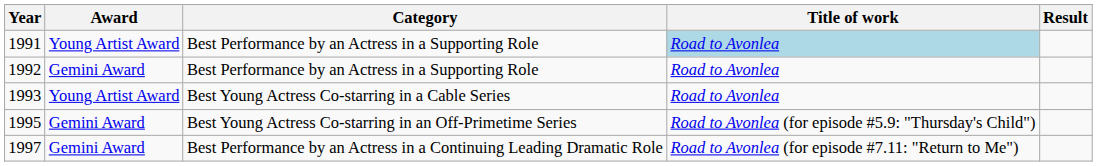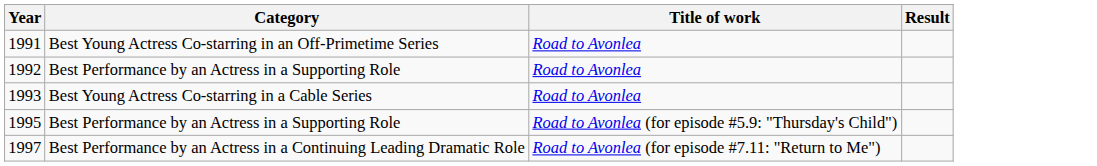- column: (114, 17)
(363, 43) Best Performance by an Actress in a Supporting Role -> (244, 43) Best Young Actress Co-starring in an Off-Primetime Series
(725, 43) lightblue background -> (587, 43) no background
(382, 122) Best Young Actress Co-starring in an Off-Primetime Series -> (225, 122) Best Performance by an Actress in a Supporting Role
